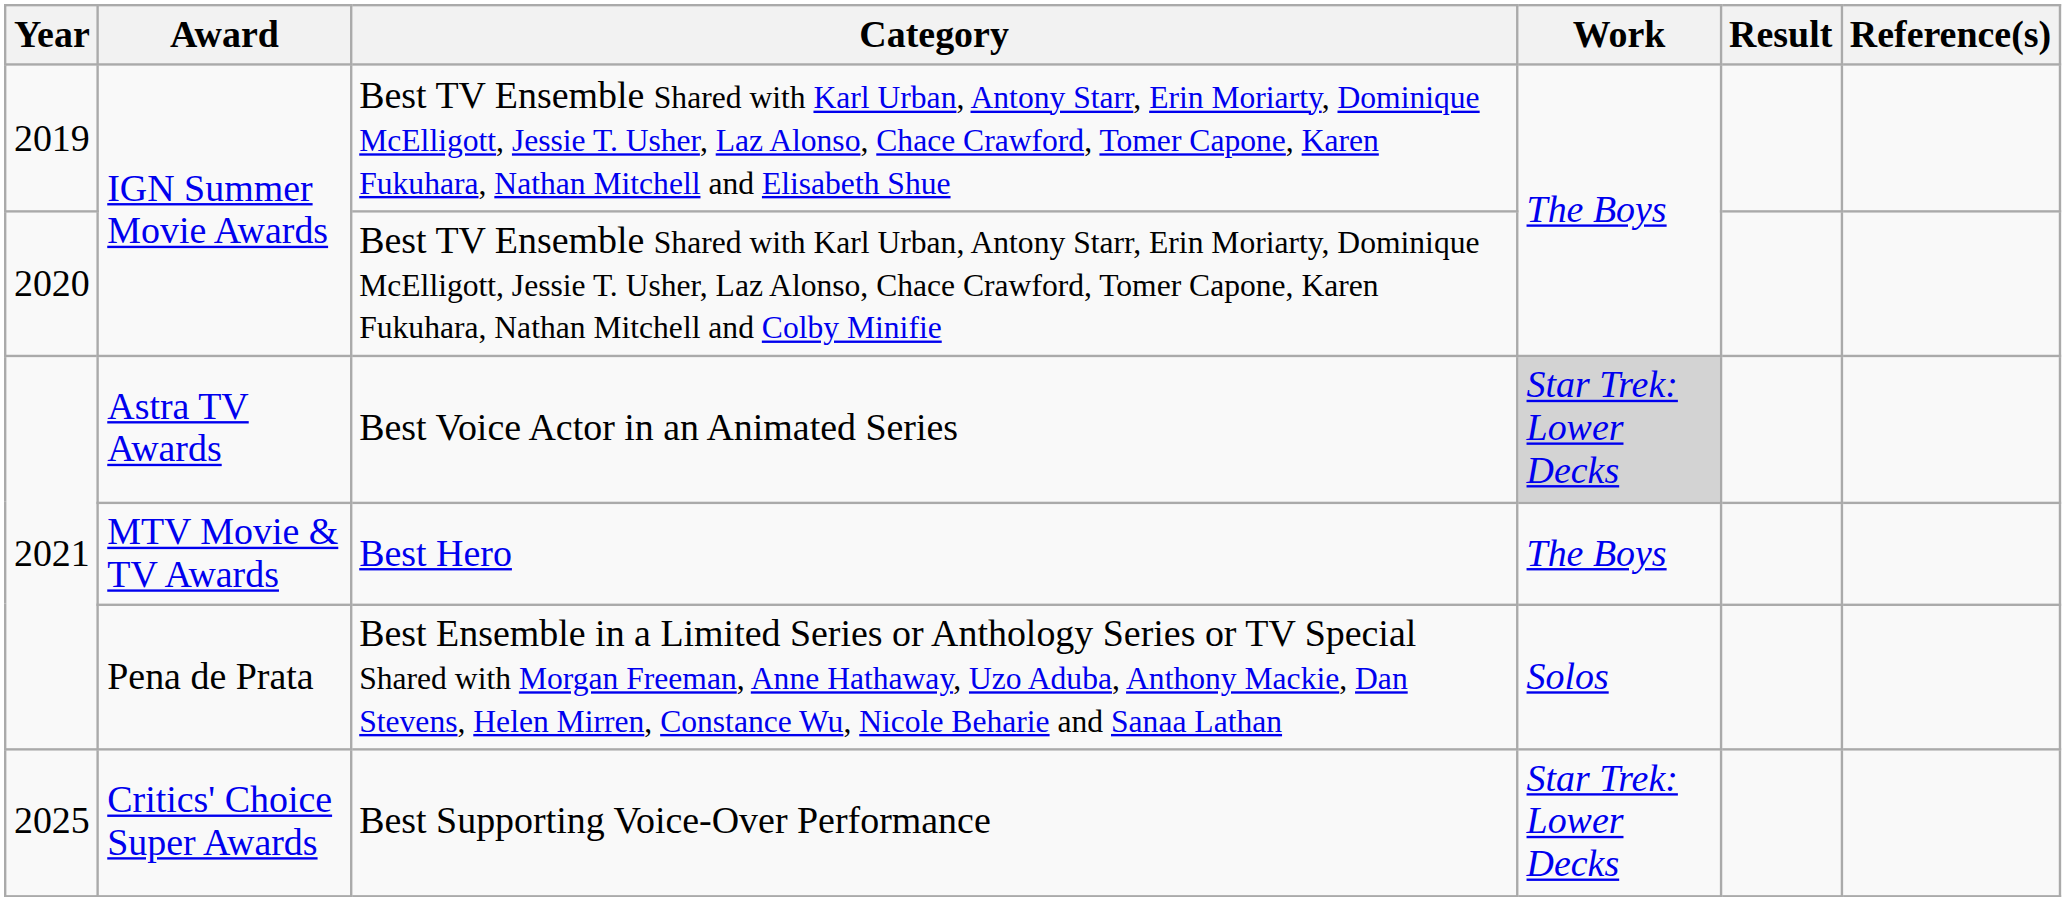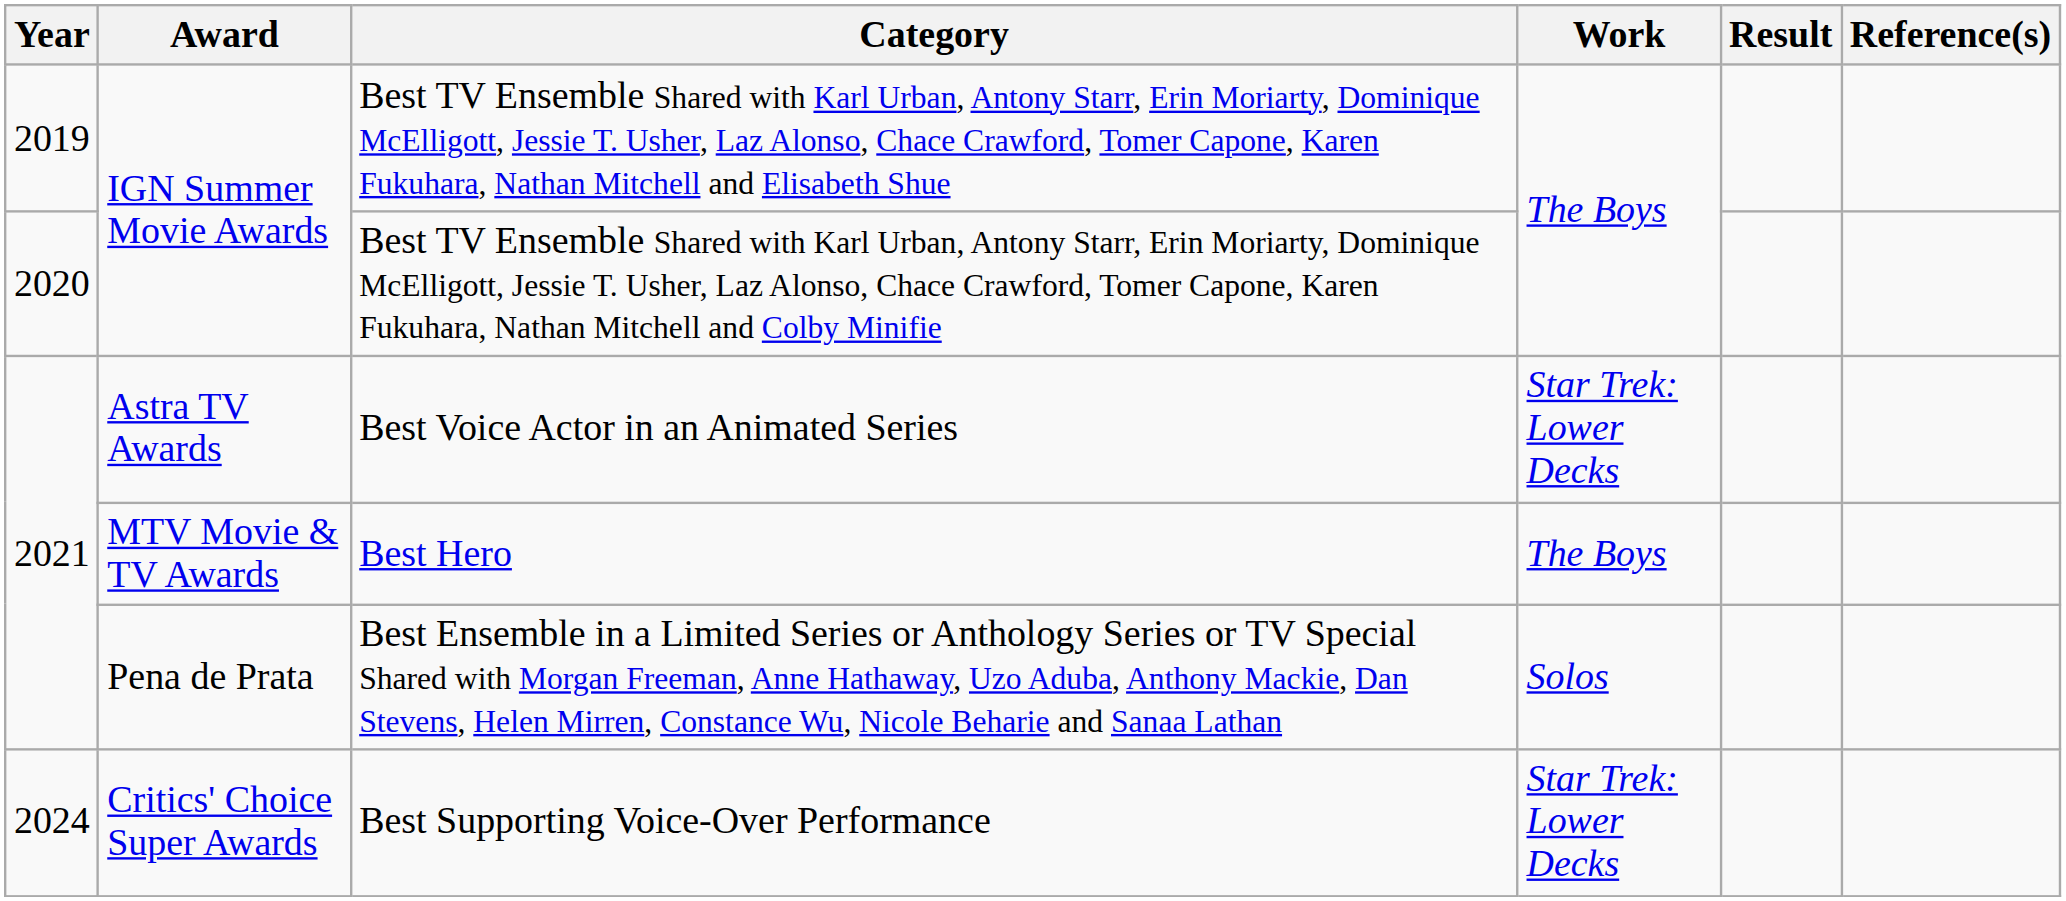(1602, 428) lightgrey background -> (1602, 428) no background
(52, 822) 2025 -> (52, 822) 2024
